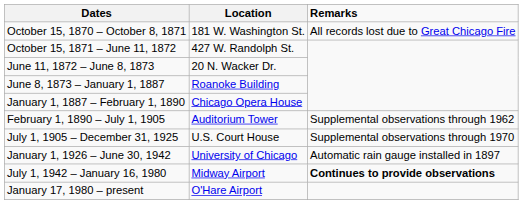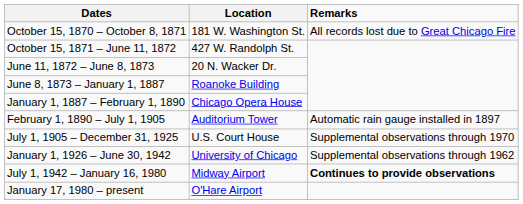(412, 119) Supplemental observations through 1962 -> (405, 119) Automatic rain gauge installed in 1897
(405, 155) Automatic rain gauge installed in 1897 -> (412, 155) Supplemental observations through 1962
